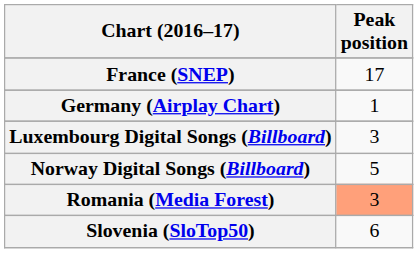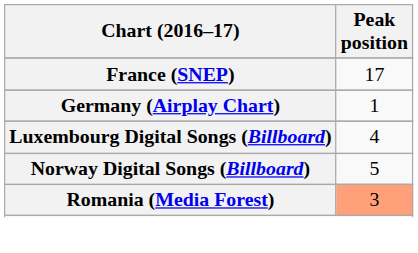(374, 136) 3 -> (374, 136) 4
- row: (170, 231)
